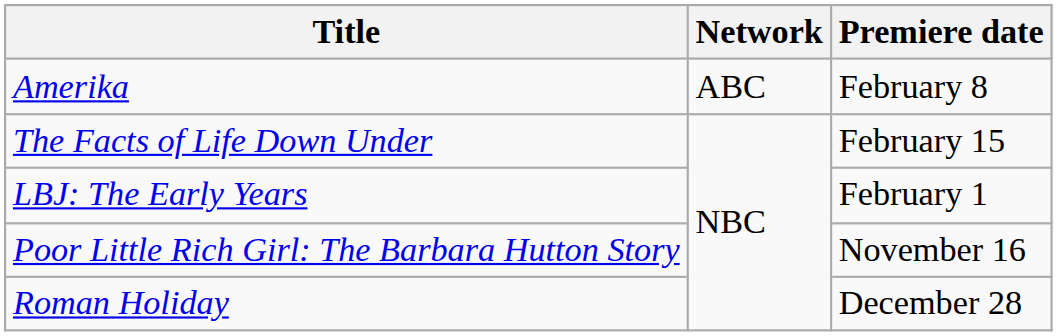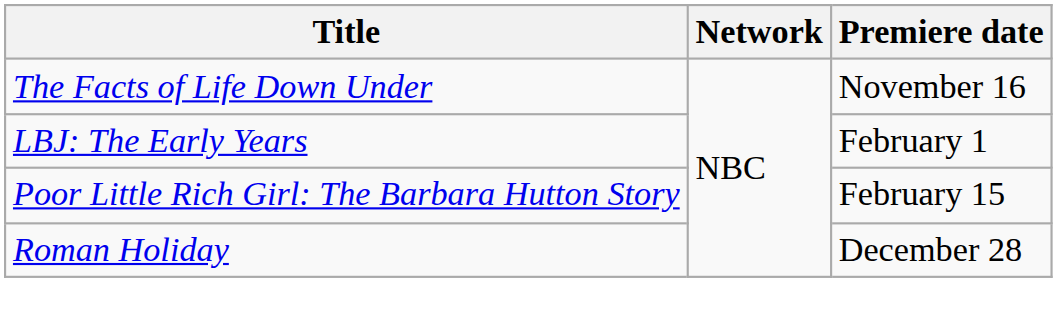- row: (71, 85)
(922, 140) February 15 -> (932, 85) November 16
(932, 248) November 16 -> (922, 194) February 15
